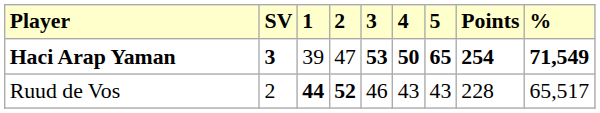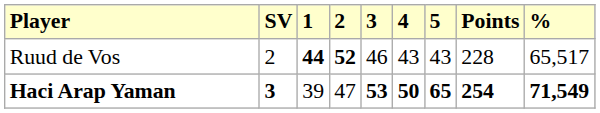rows swapped: (65, 90) <-> (93, 56)
